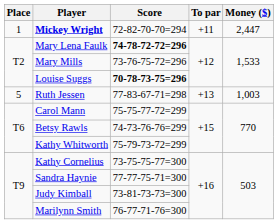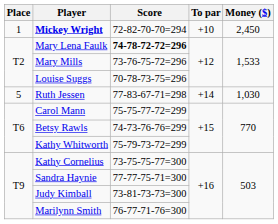(206, 29) +11 -> (206, 29) +10
(248, 29) 2,447 -> (248, 29) 2,450
(150, 78) bold -> (150, 78) normal
(206, 95) +13 -> (206, 95) +14
(248, 95) 1,003 -> (248, 95) 1,030
